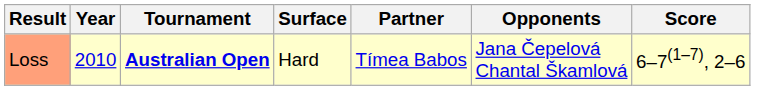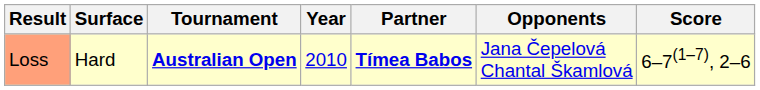columns swapped: (96, 19) <-> (313, 19)
(411, 59) normal -> (414, 59) bold
